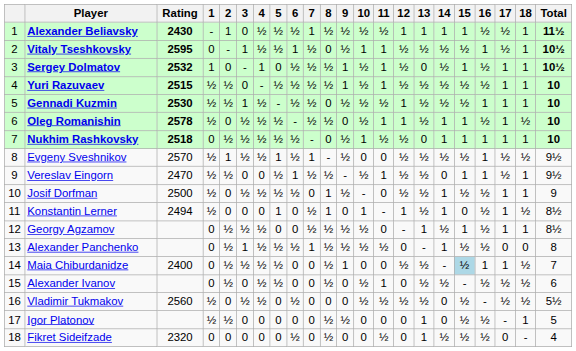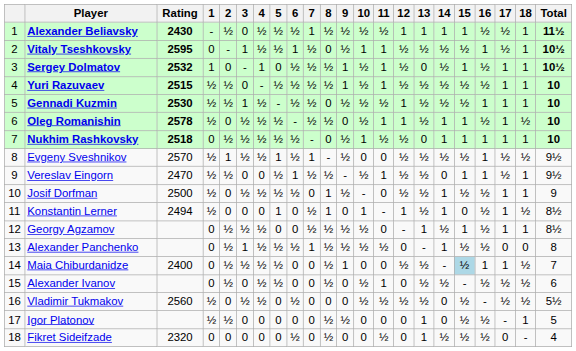(228, 31) 1 -> (228, 31) ½
